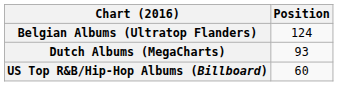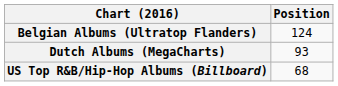(302, 71) 60 -> (302, 71) 68
